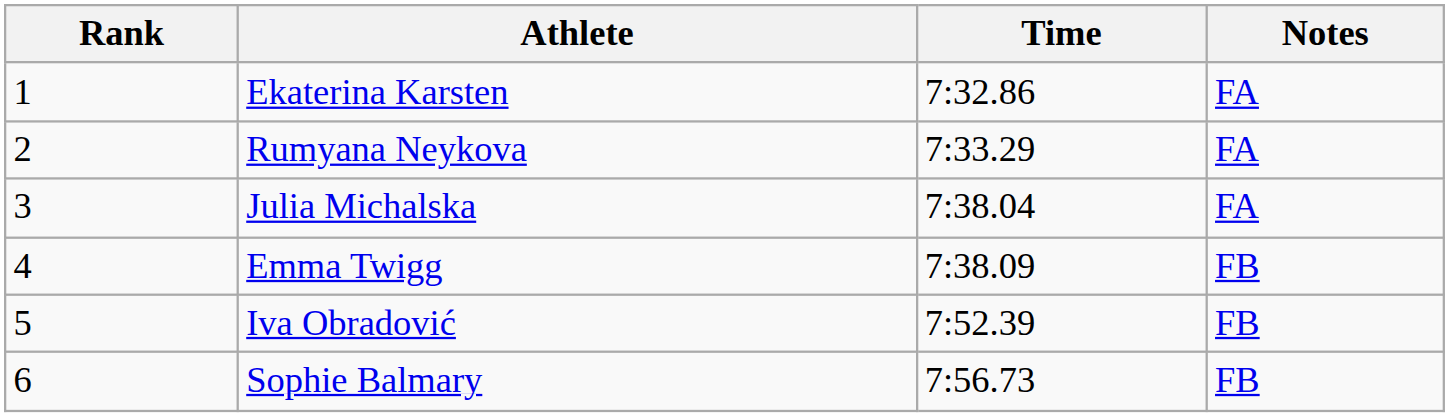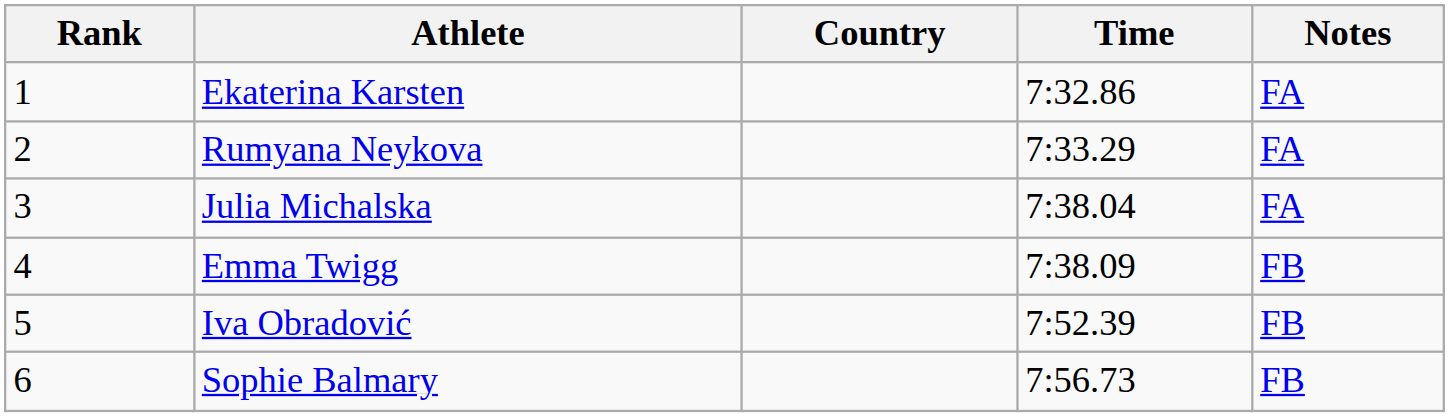+ column: (880, 33)
